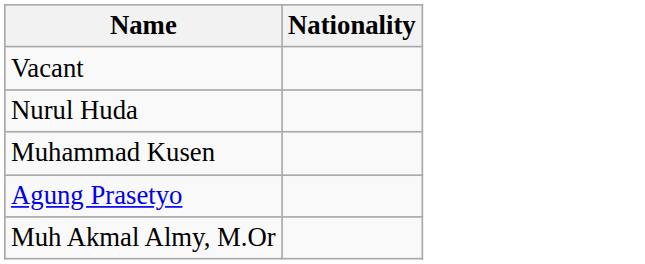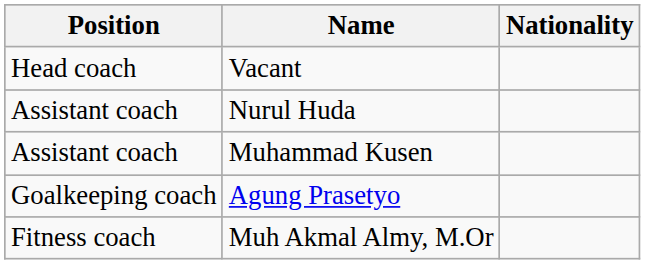+ column: (114, 25)
